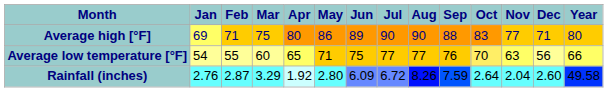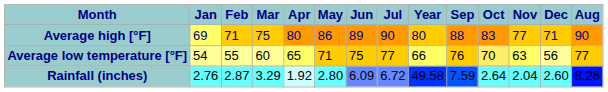columns swapped: (424, 14) <-> (584, 14)
